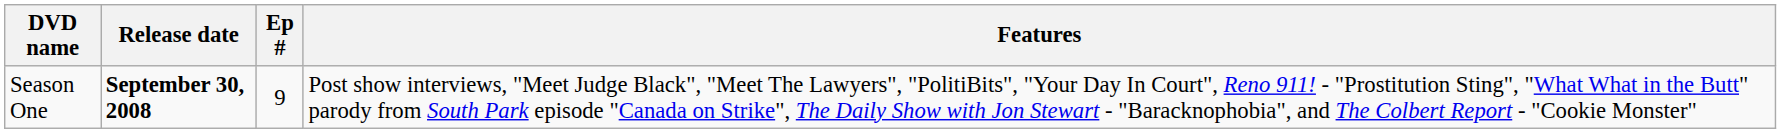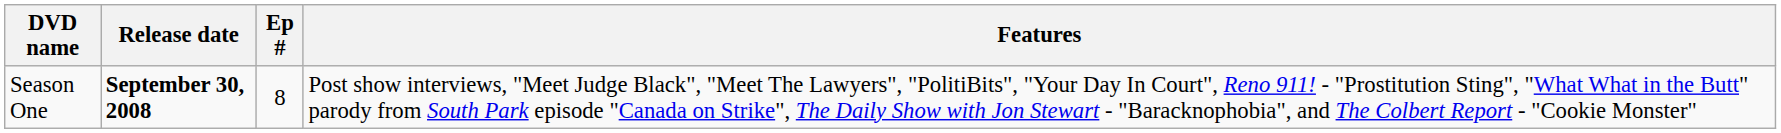(280, 96) 9 -> (280, 96) 8
